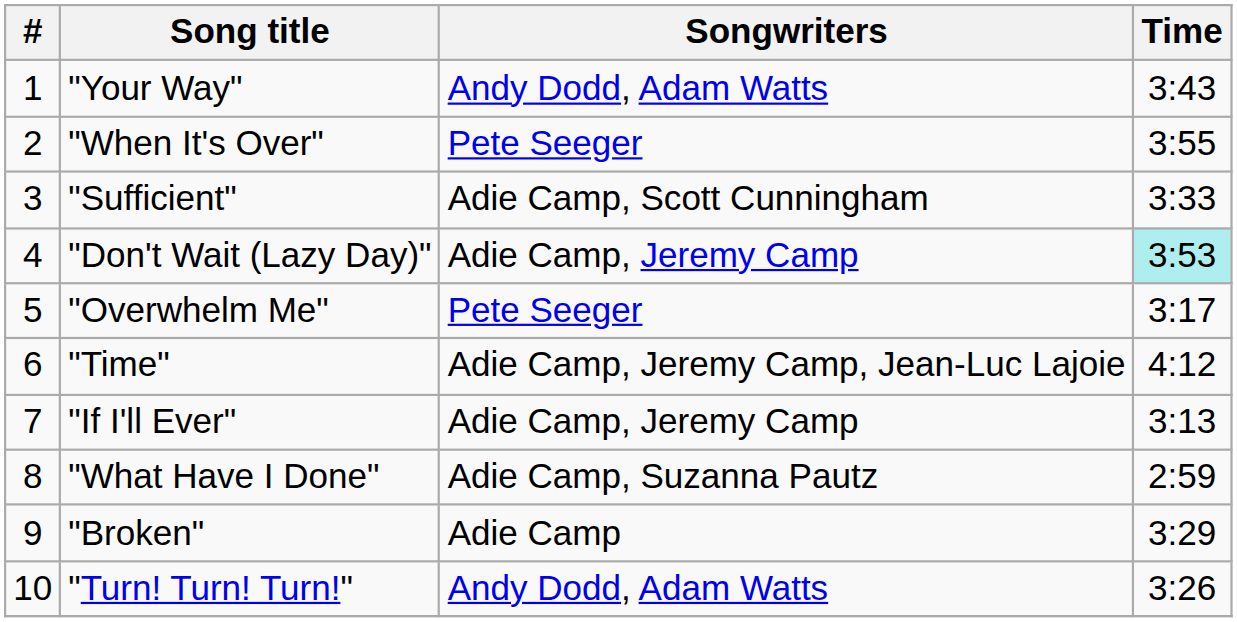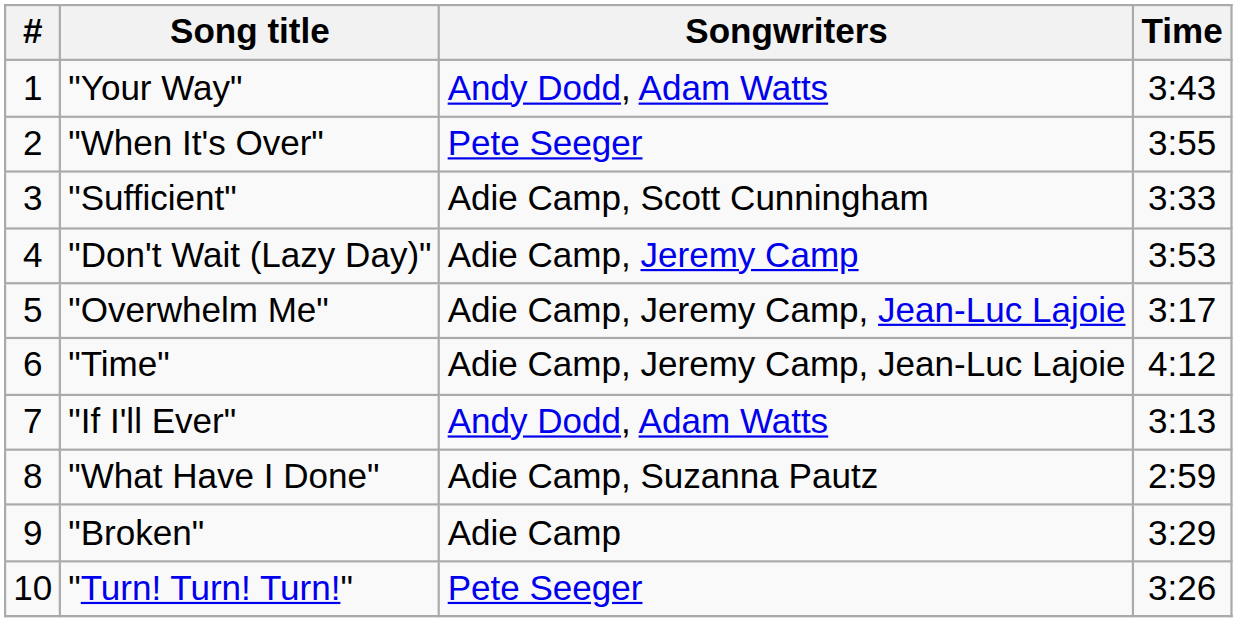(1182, 254) paleturquoise background -> (1182, 254) no background
(545, 310) Pete Seeger -> (787, 310) Adie Camp, Jeremy Camp, Jean-Luc Lajoie
(653, 421) Adie Camp, Jeremy Camp -> (638, 421) Andy Dodd, Adam Watts
(638, 587) Andy Dodd, Adam Watts -> (545, 587) Pete Seeger
